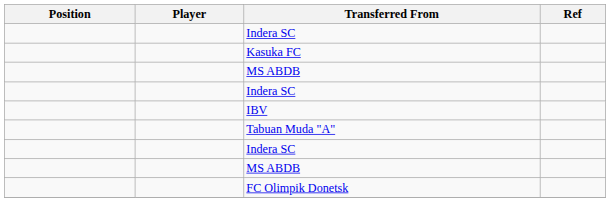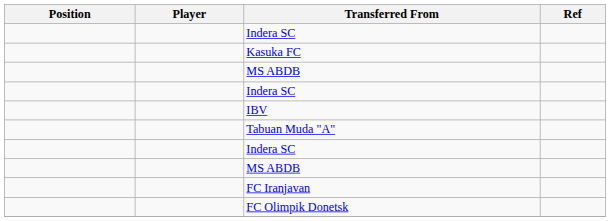+ row: (70, 188)
